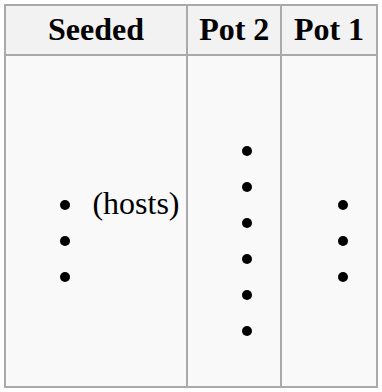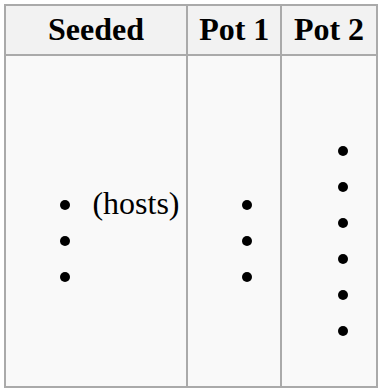columns swapped: (329, 29) <-> (234, 29)
